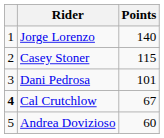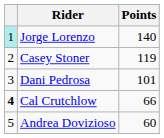(11, 37) no background -> (11, 37) paleturquoise background
(147, 58) 115 -> (147, 58) 119
(150, 101) 67 -> (150, 101) 66
